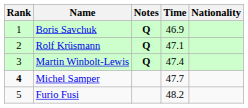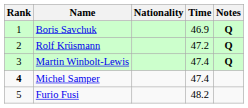columns swapped: (216, 12) <-> (146, 12)
(175, 45) 47.1 -> (200, 45) 47.2
(175, 78) 47.7 -> (200, 78) 47.4
